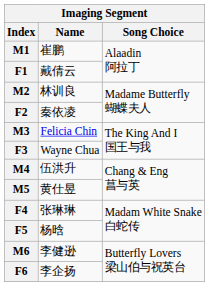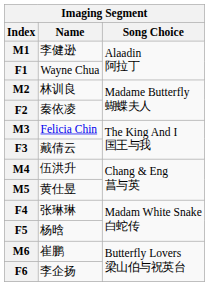(52, 50) 崔鹏 -> (58, 50) 李健逊
(58, 71) 戴倩云 -> (70, 70) Wayne Chua
(70, 150) Wayne Chua -> (58, 148) 戴倩云
(58, 250) 李健逊 -> (52, 250) 崔鹏
